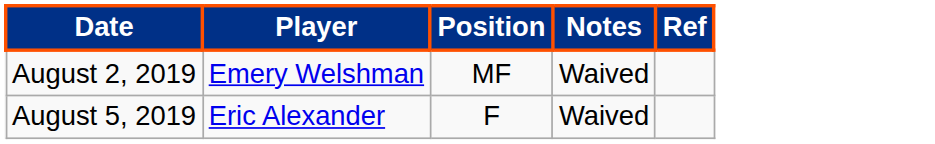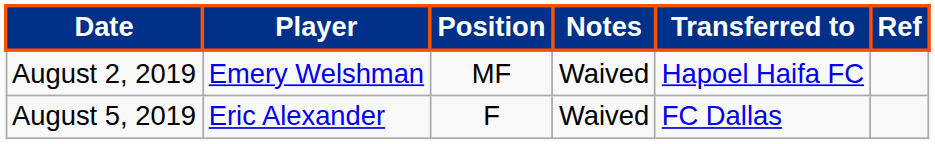+ column: (763, 27)
